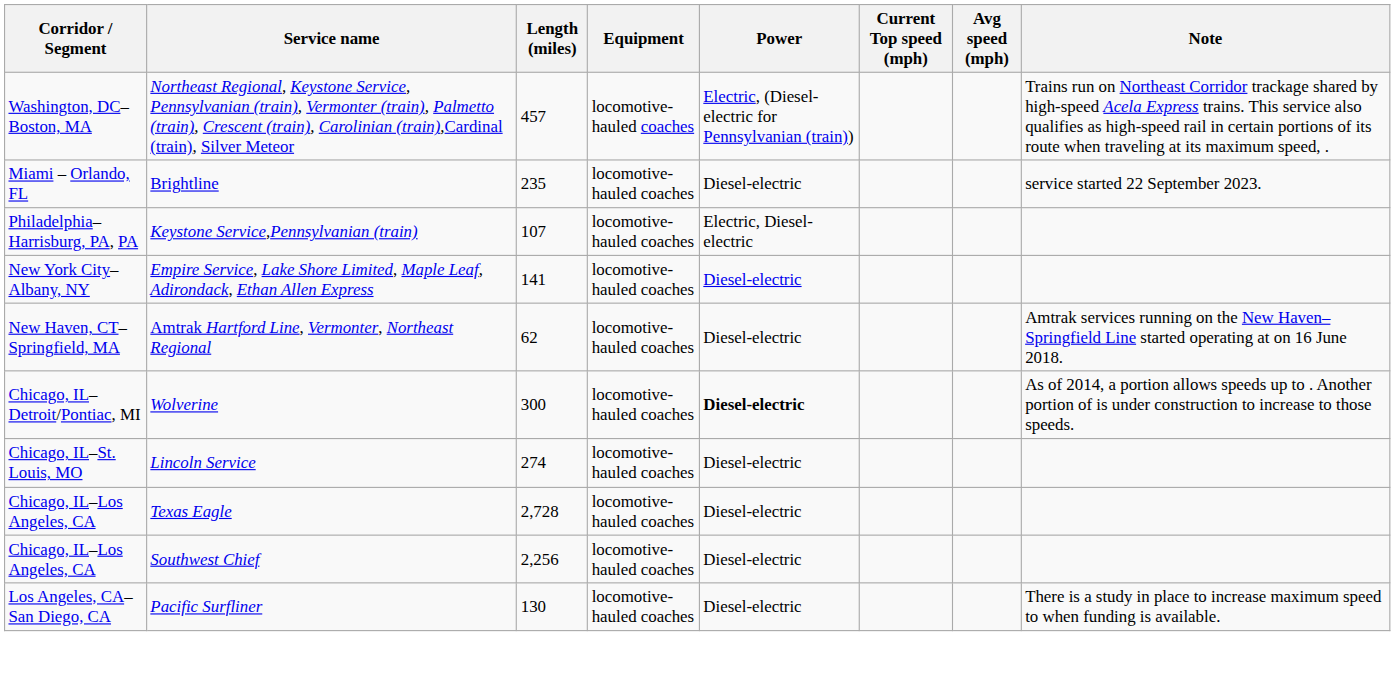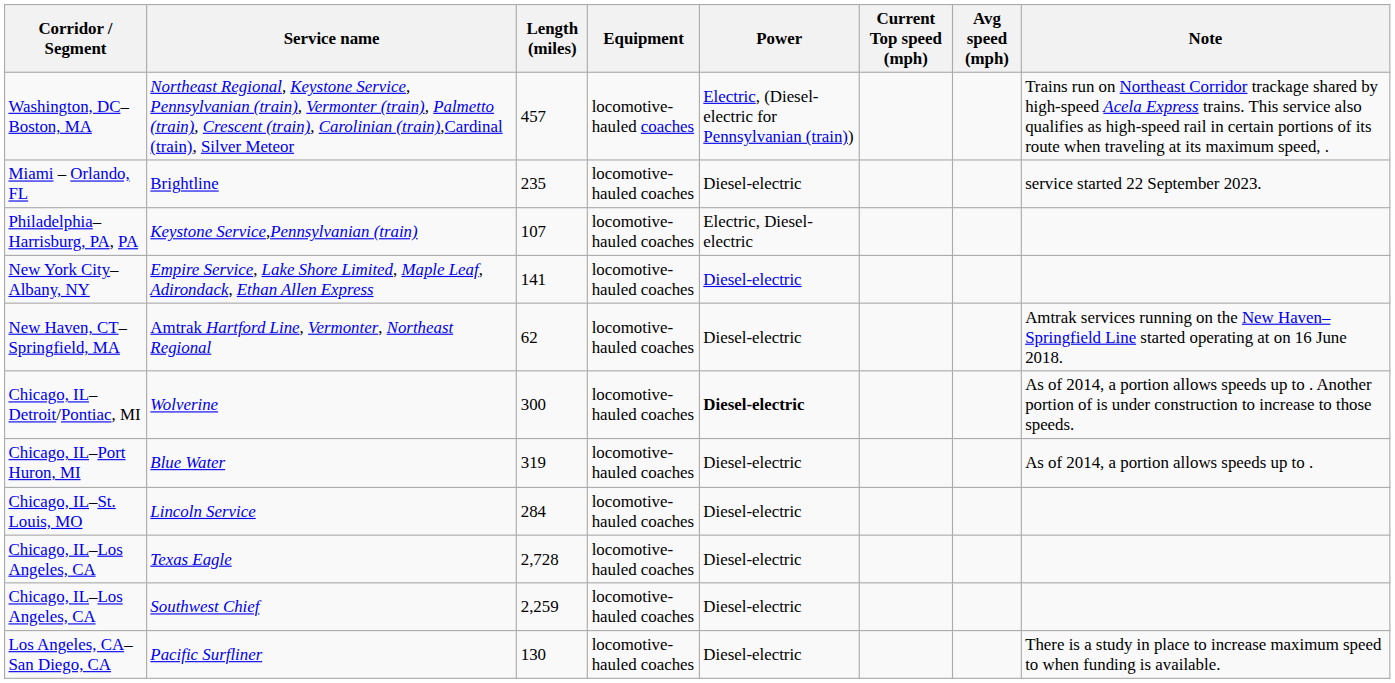+ row: (188, 463)
(533, 463) 274 -> (533, 510) 284
(540, 558) 2,256 -> (540, 606) 2,259
